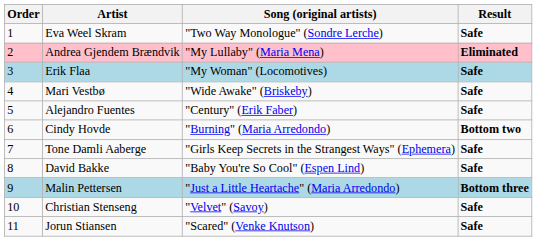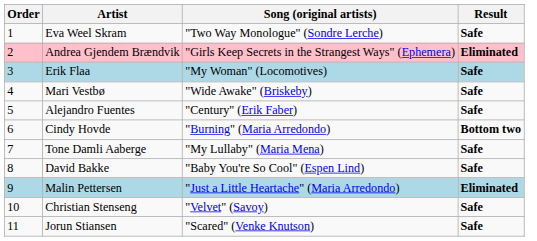(255, 52) "My Lullaby" (Maria Mena) -> (320, 52) "Girls Keep Secrets in the Strangest Ways" (Ephemera)
(320, 149) "Girls Keep Secrets in the Strangest Ways" (Ephemera) -> (255, 149) "My Lullaby" (Maria Mena)
(495, 187) Bottom three -> (489, 187) Eliminated
